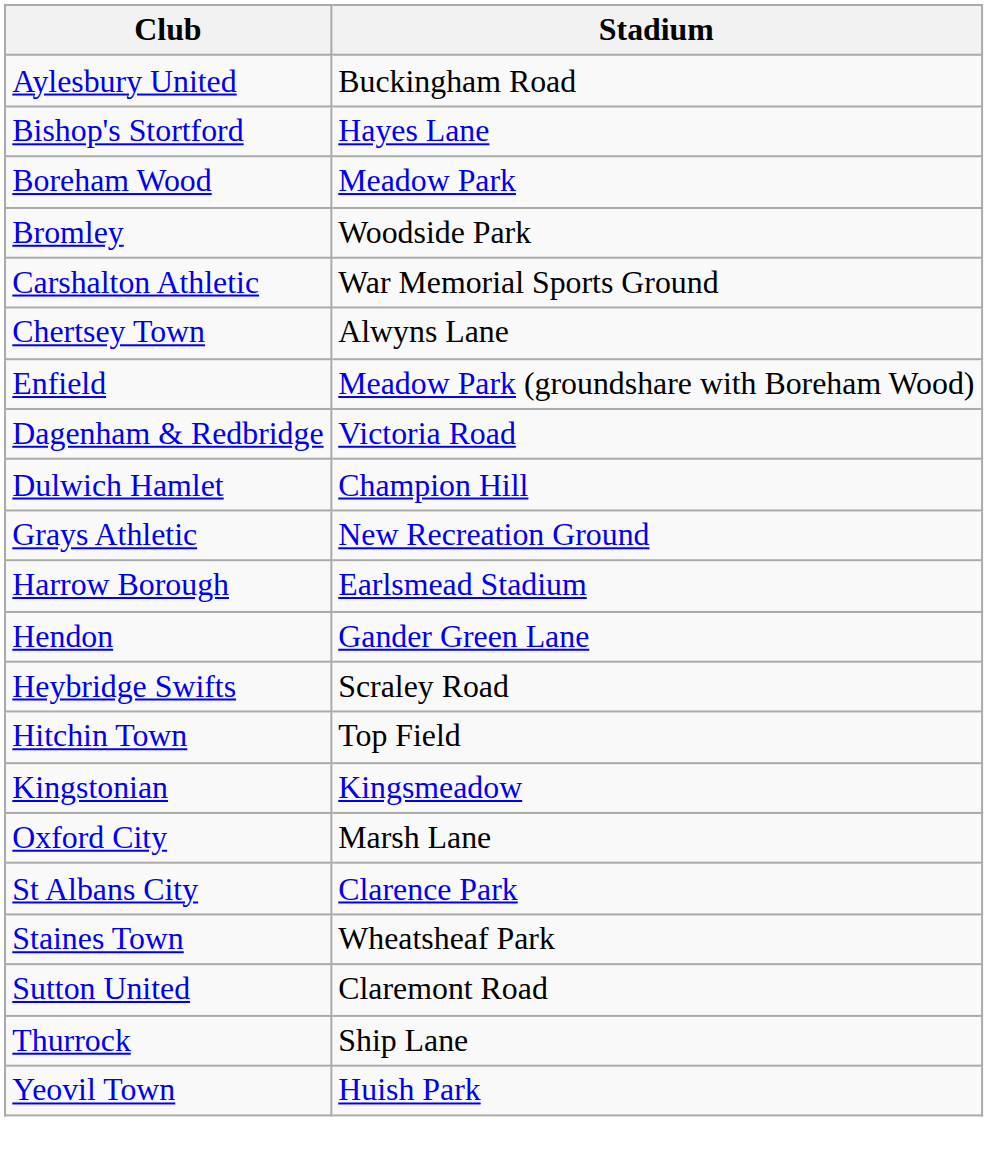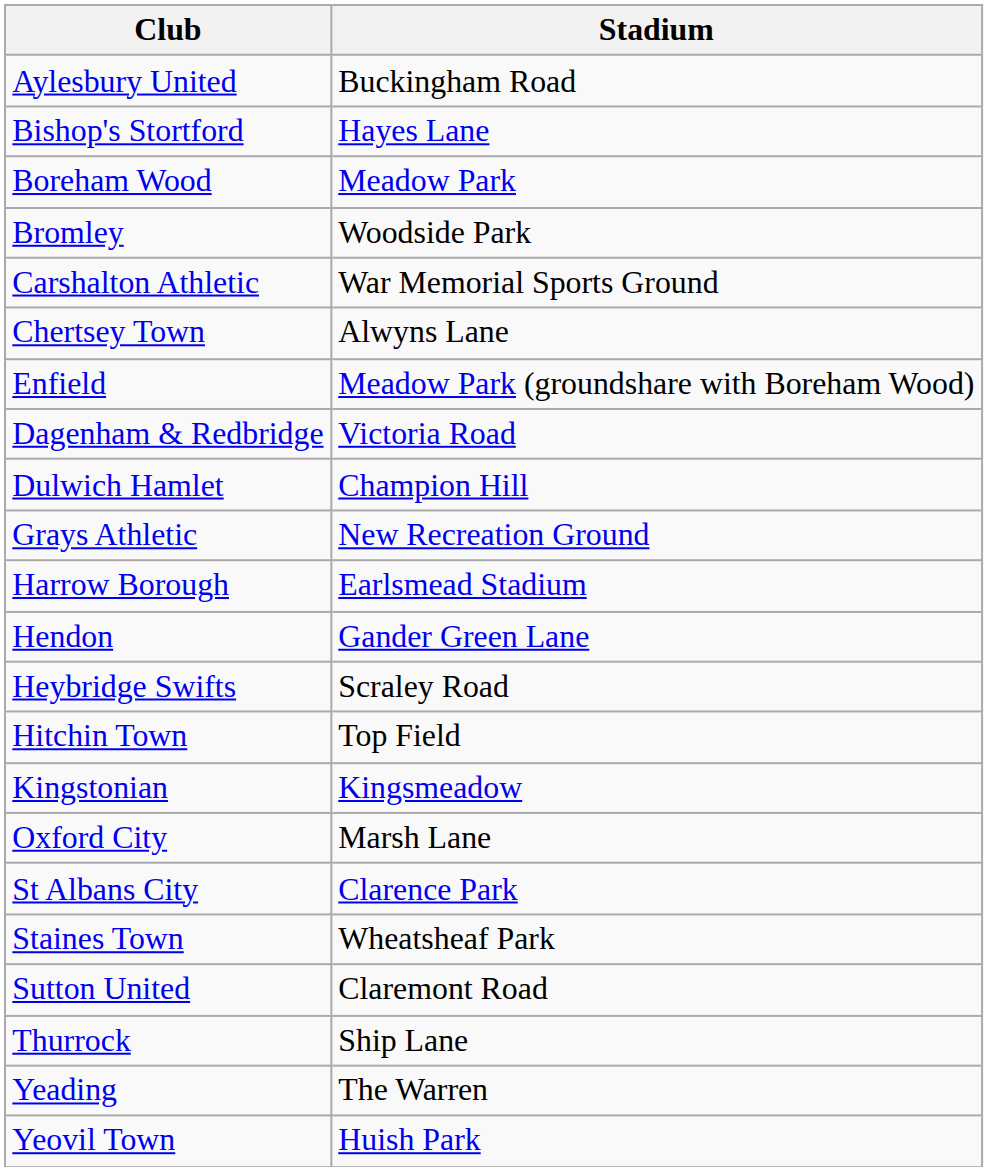+ row: (65, 1090)
